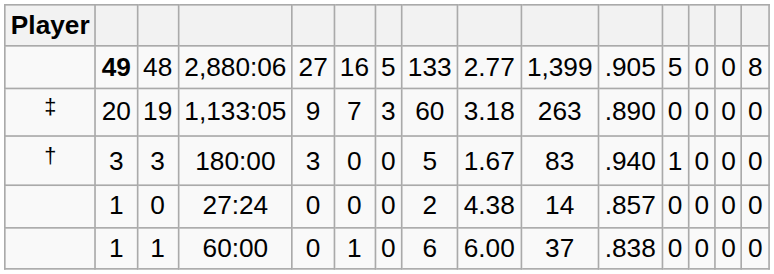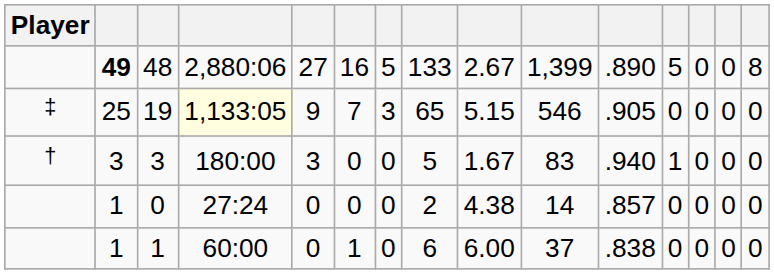(489, 66) 2.77 -> (489, 66) 2.67
(630, 66) .905 -> (630, 66) .890
(116, 112) 20 -> (116, 112) 25
(235, 112) no background -> (235, 112) lightyellow background
(430, 112) 60 -> (430, 112) 65
(489, 112) 3.18 -> (489, 112) 5.15
(560, 112) 263 -> (560, 112) 546
(630, 112) .890 -> (630, 112) .905
